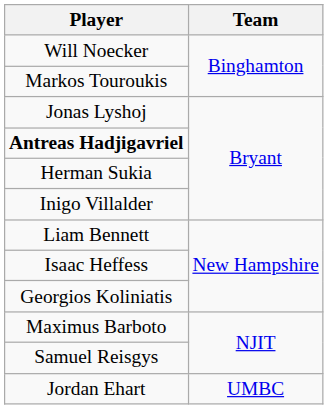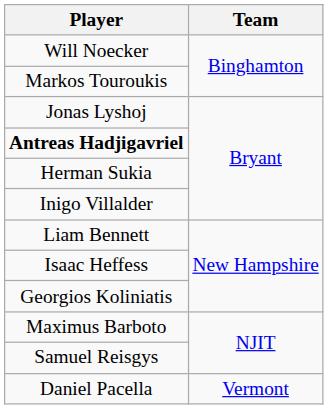- row: (96, 388)
+ row: (96, 388)
